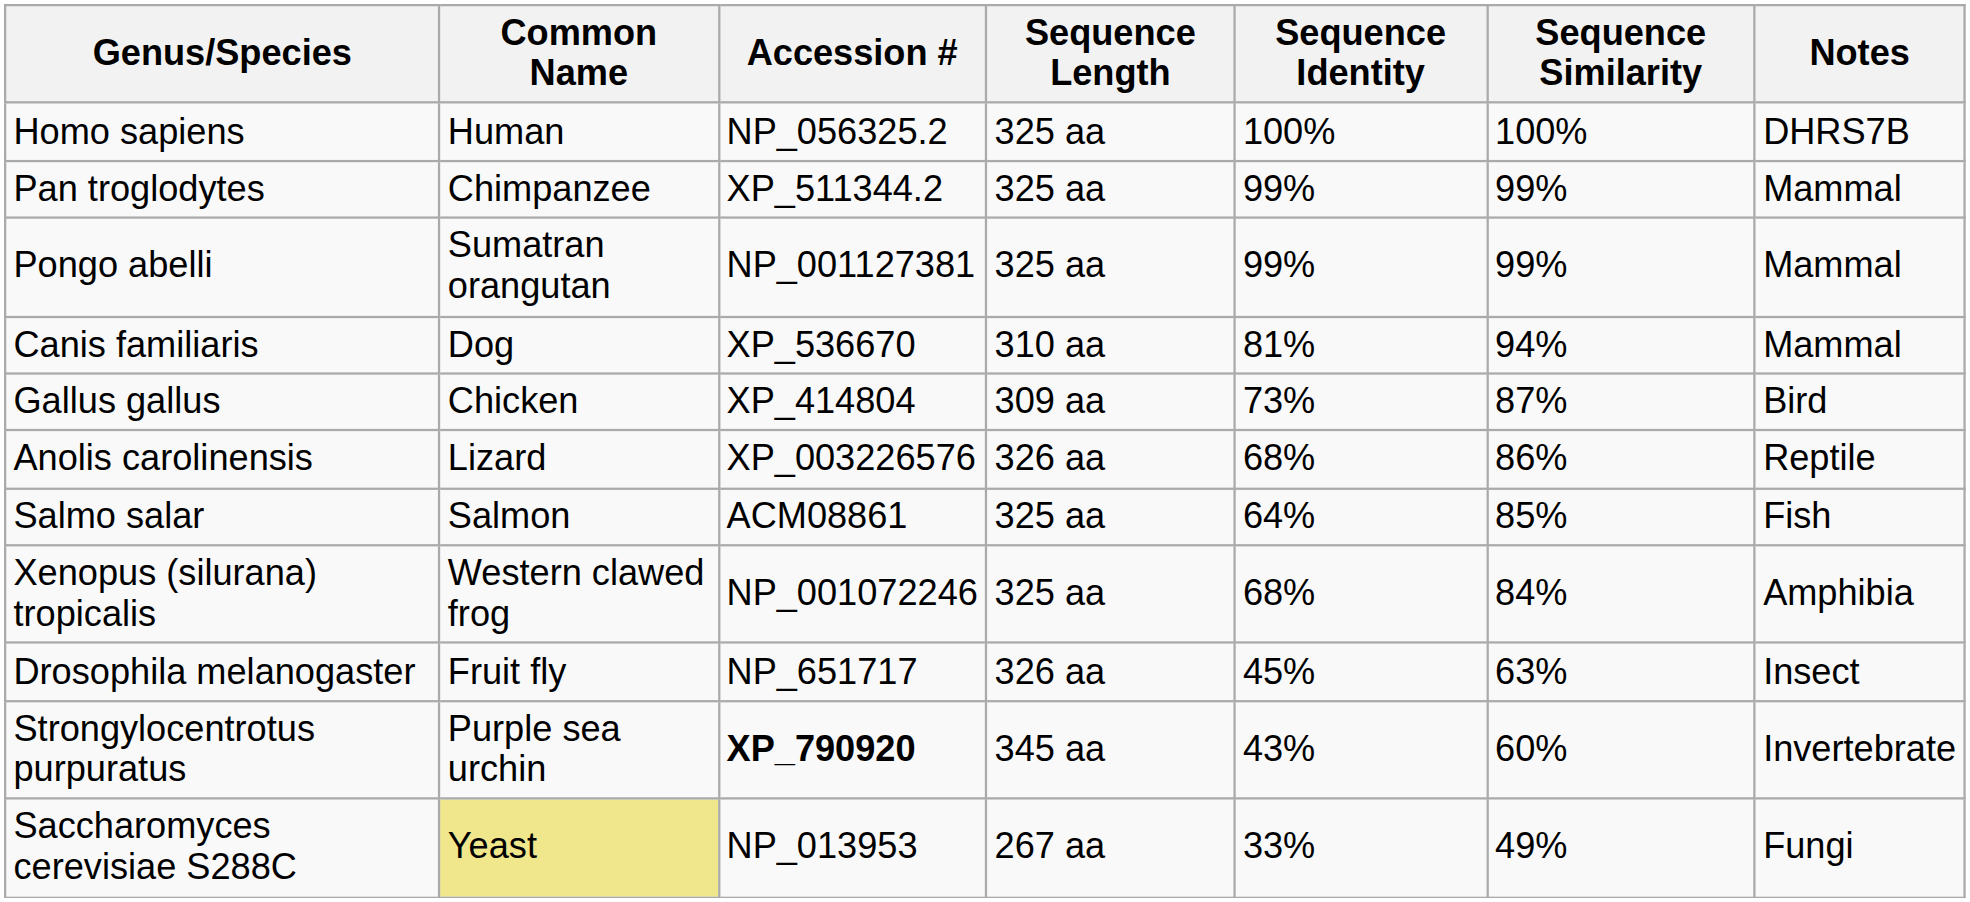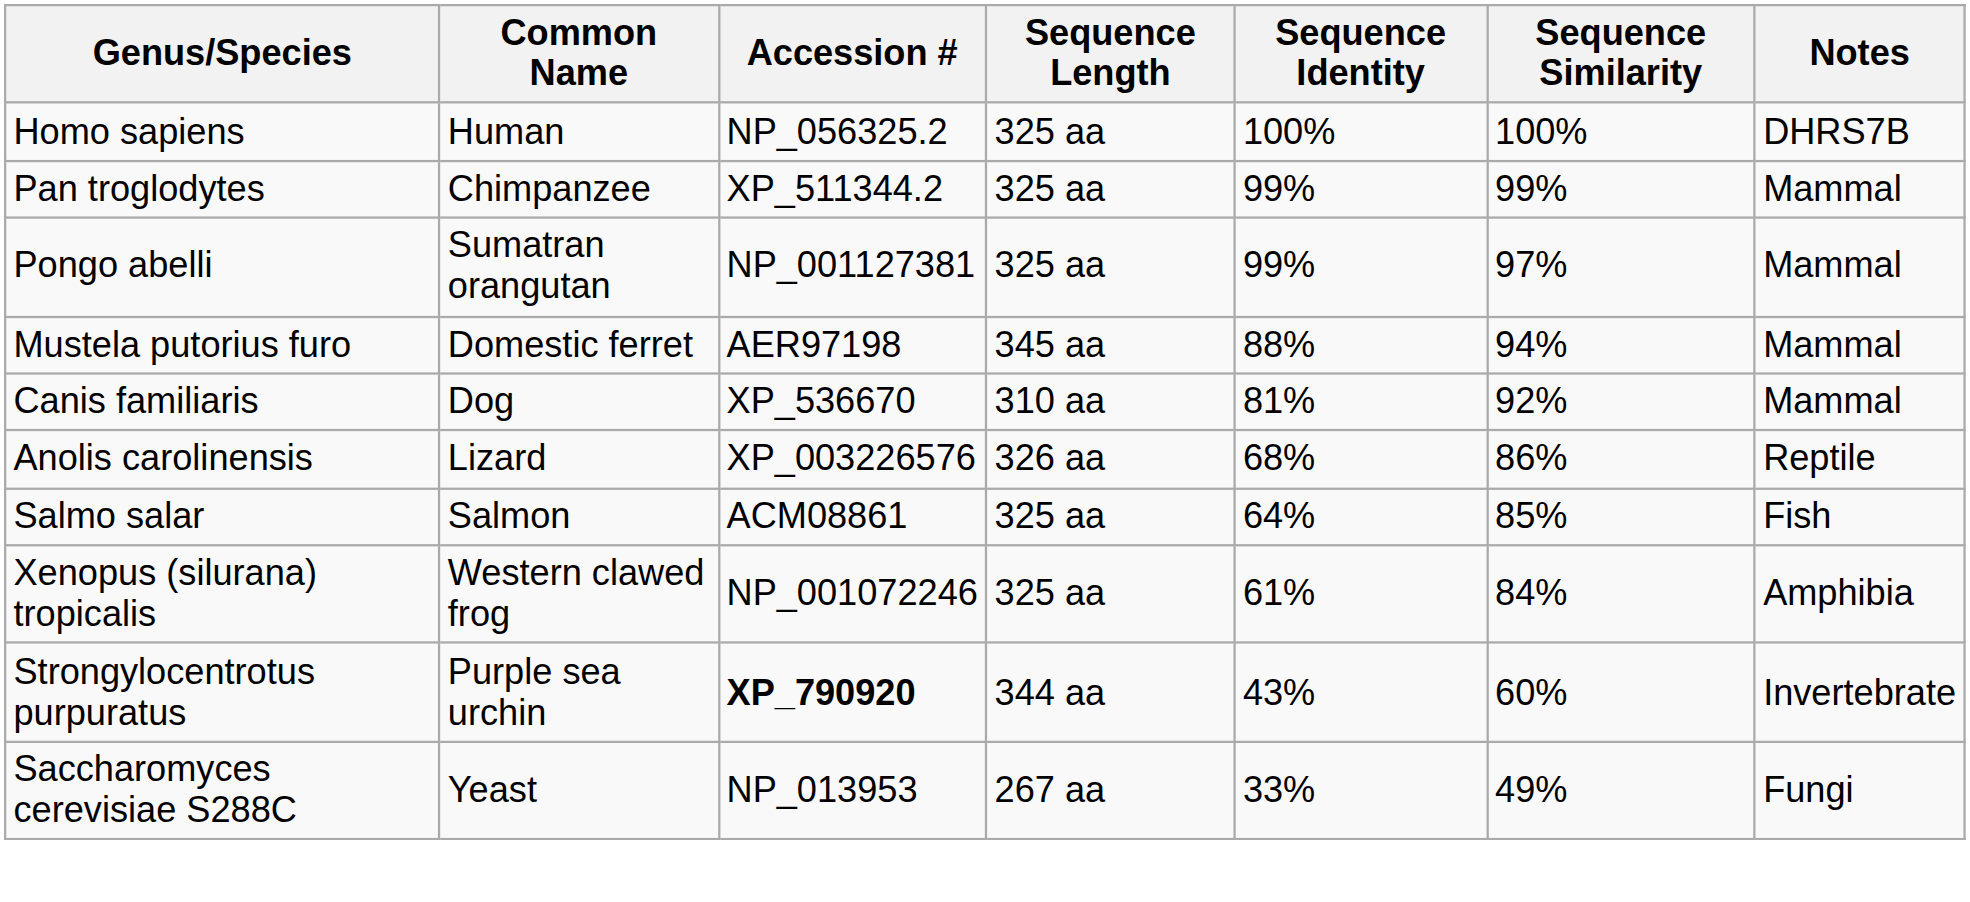(1531, 266) 99% -> (1531, 266) 97%
+ row: (182, 343)
(1531, 343) 94% -> (1531, 401) 92%
- row: (117, 401)
(1279, 593) 68% -> (1279, 593) 61%
- row: (214, 671)
(1050, 749) 345 aa -> (1050, 691) 344 aa
(492, 847) khaki background -> (492, 789) no background
